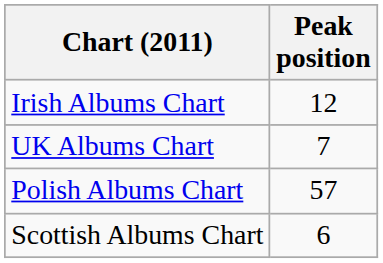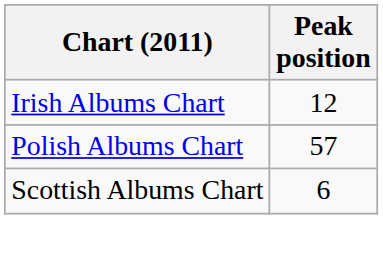- row: (113, 146)
